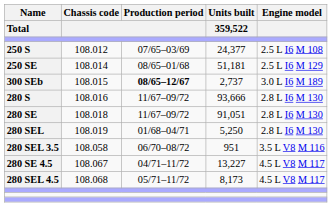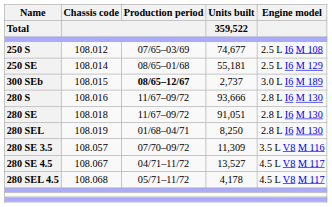(231, 49) 24,377 -> (231, 49) 74,677
(231, 66) 51,181 -> (231, 66) 55,181
(231, 131) 5,250 -> (231, 131) 8,250
+ row: (30, 147)
- row: (33, 147)
(231, 163) 13,227 -> (231, 163) 13,527
(231, 179) 8,173 -> (231, 179) 4,178
